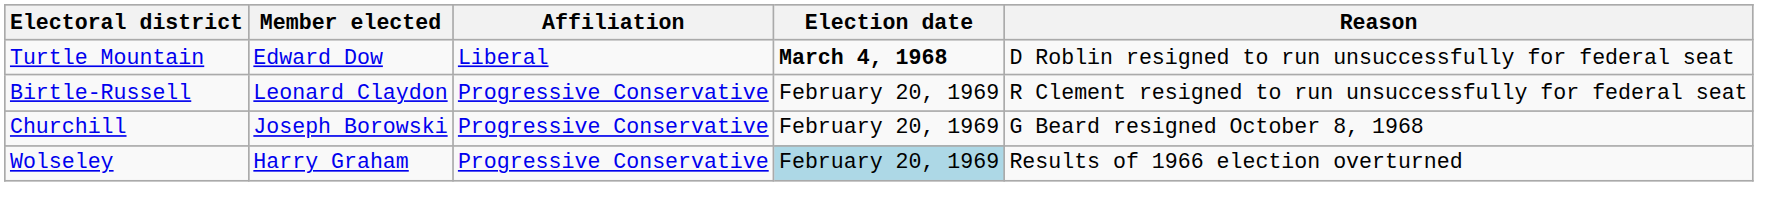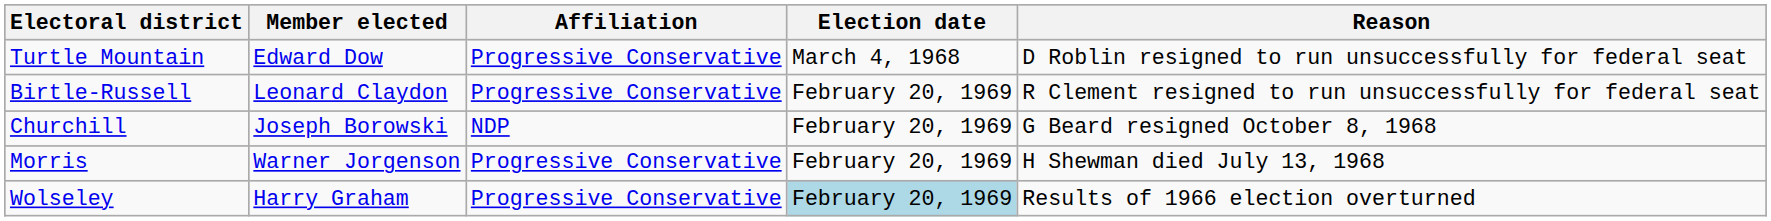(503, 58) Liberal -> (626, 58) Progressive Conservative
(863, 58) bold -> (876, 58) normal
(613, 128) Progressive Conservative -> (490, 128) NDP
+ row: (49, 163)
